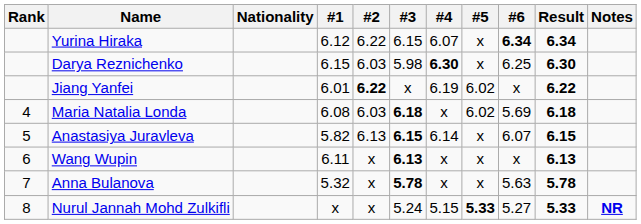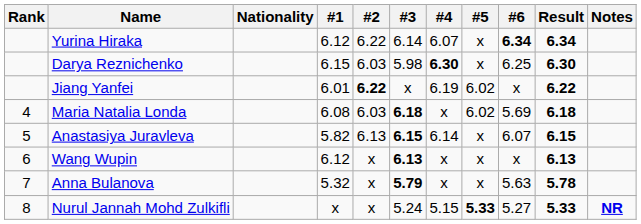(408, 40) 6.15 -> (408, 40) 6.14
(335, 160) 6.11 -> (335, 160) 6.12
(408, 183) 5.78 -> (408, 183) 5.79
